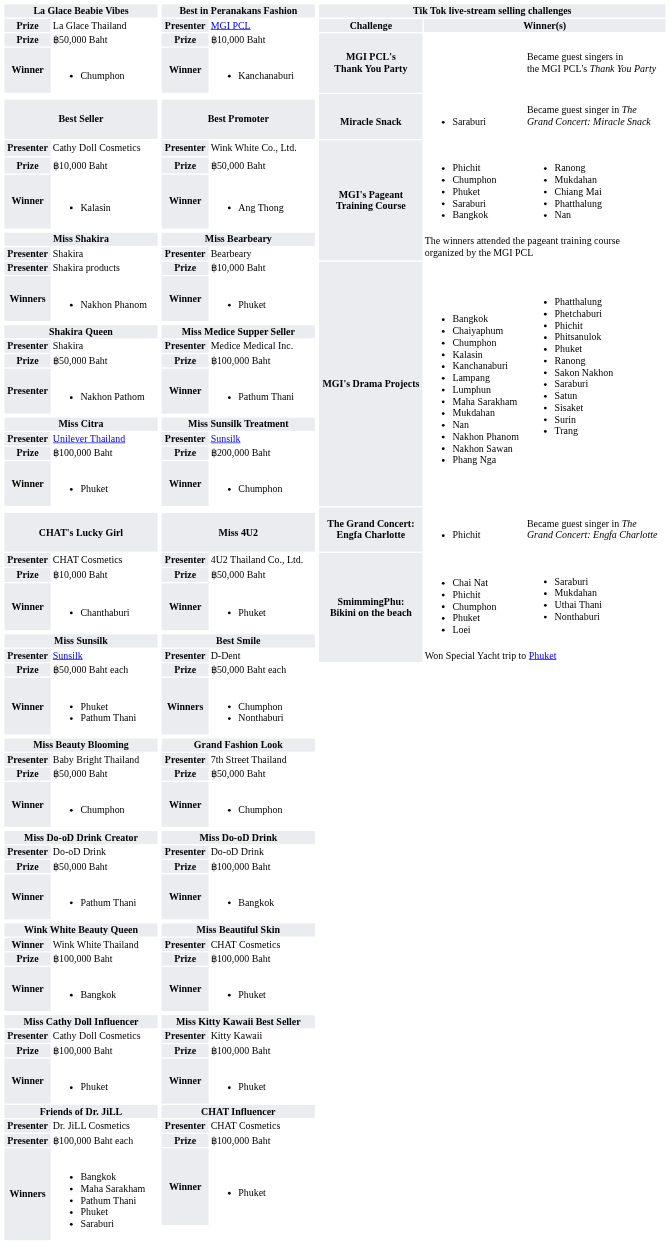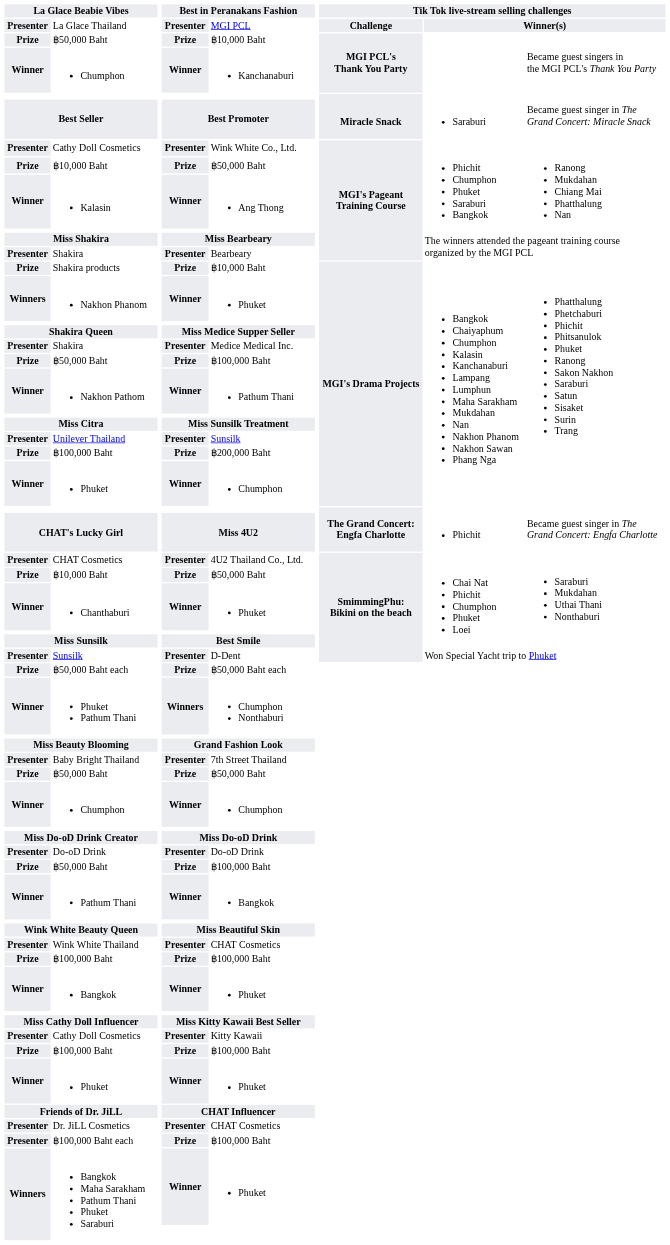(28, 25) Prize -> (28, 25) Presenter
(28, 268) Presenter -> (28, 268) Prize
(28, 391) Presenter -> (28, 391) Winner
(28, 944) Winner -> (28, 944) Presenter
